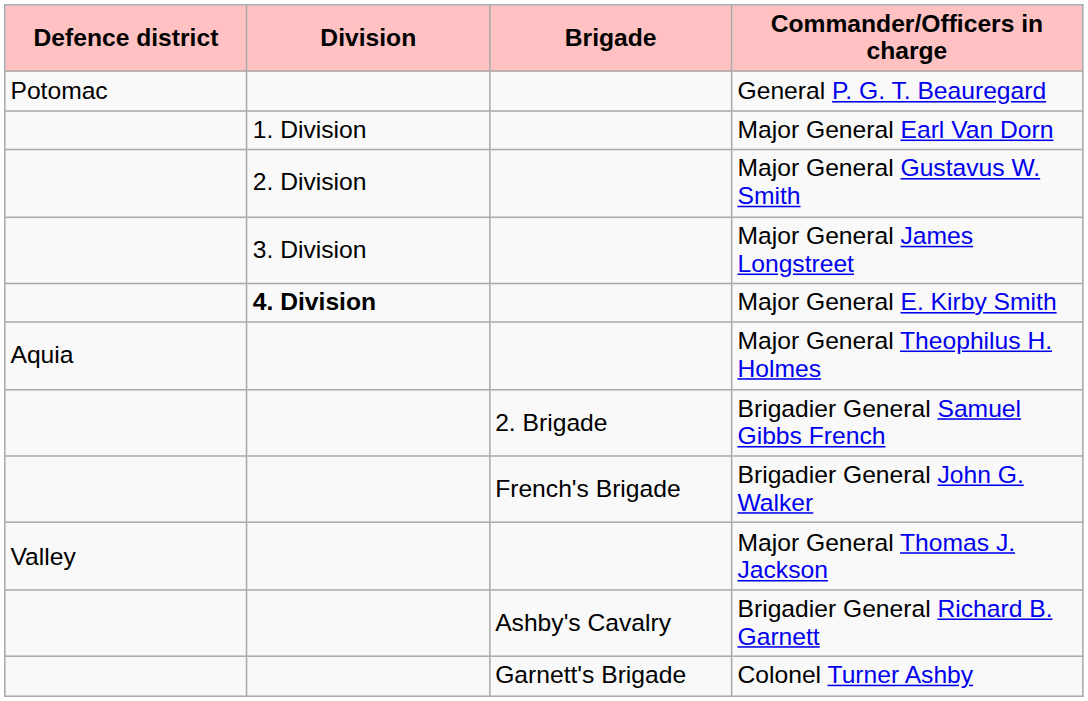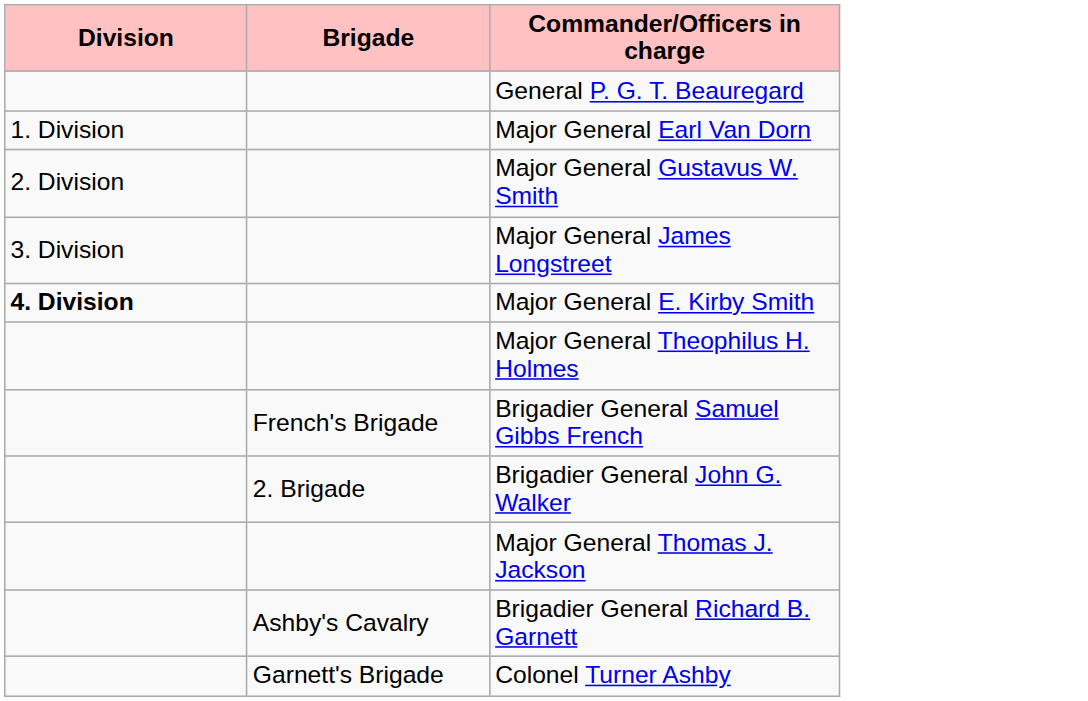- column: (126, 37)
(551, 422) 2. Brigade -> (346, 422) French's Brigade
(588, 489) French's Brigade -> (309, 489) 2. Brigade
